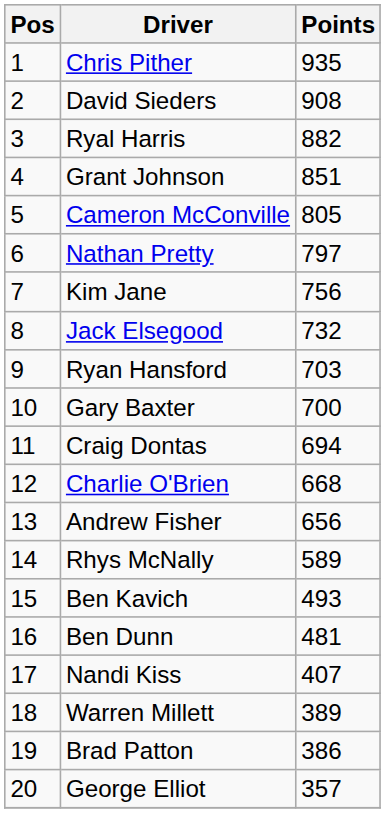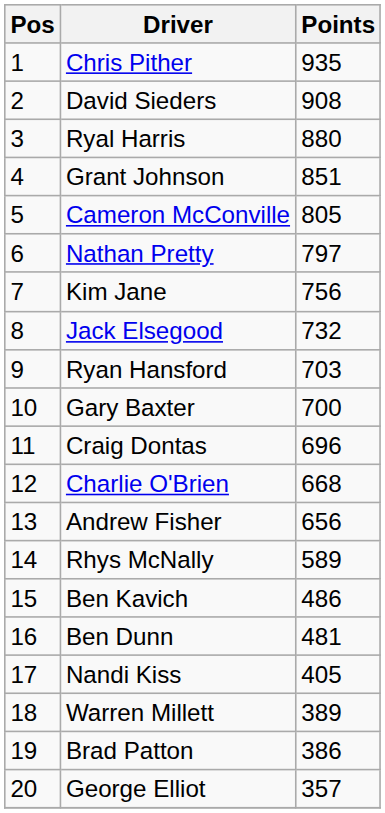(321, 139) 882 -> (321, 139) 880
(321, 445) 694 -> (321, 445) 696
(321, 598) 493 -> (321, 598) 486
(321, 675) 407 -> (321, 675) 405
